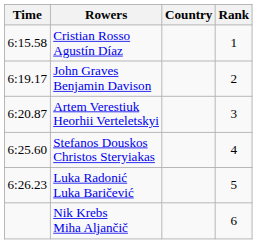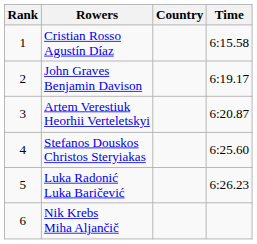columns swapped: (234, 14) <-> (27, 14)
